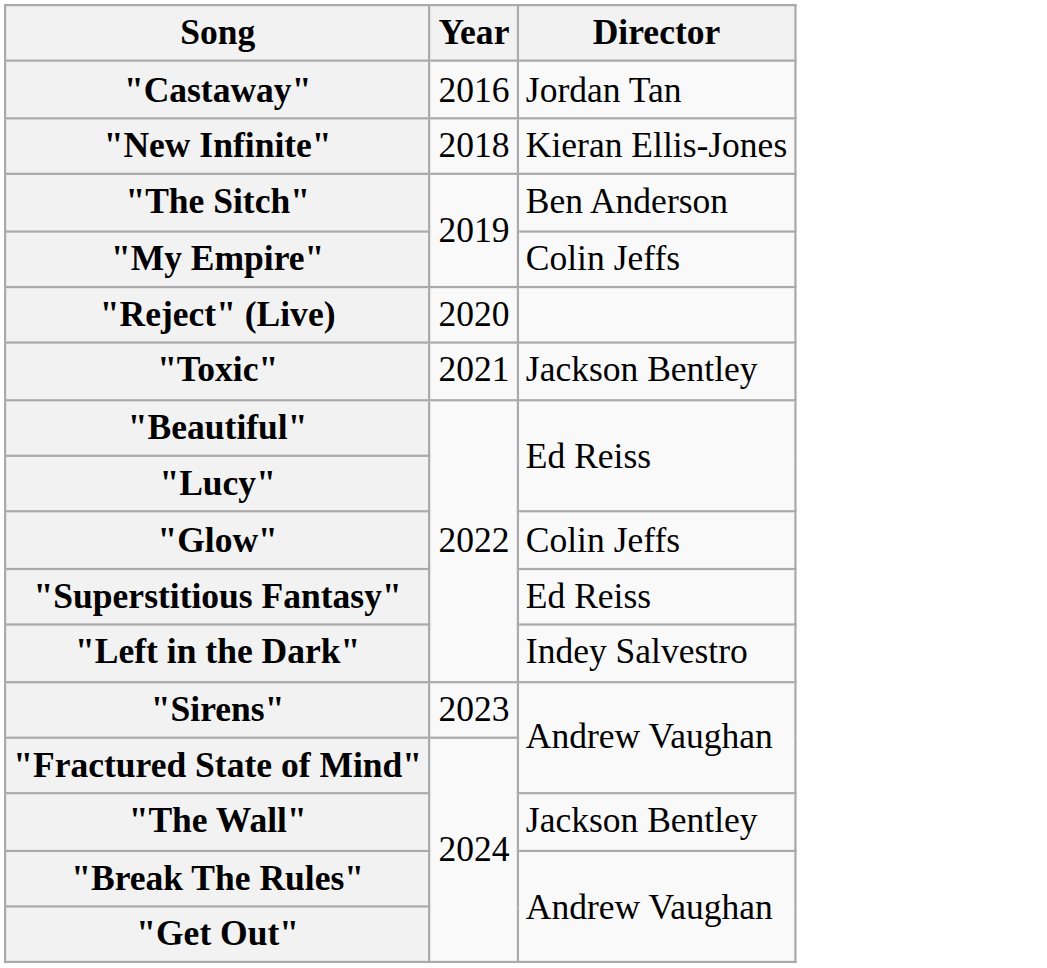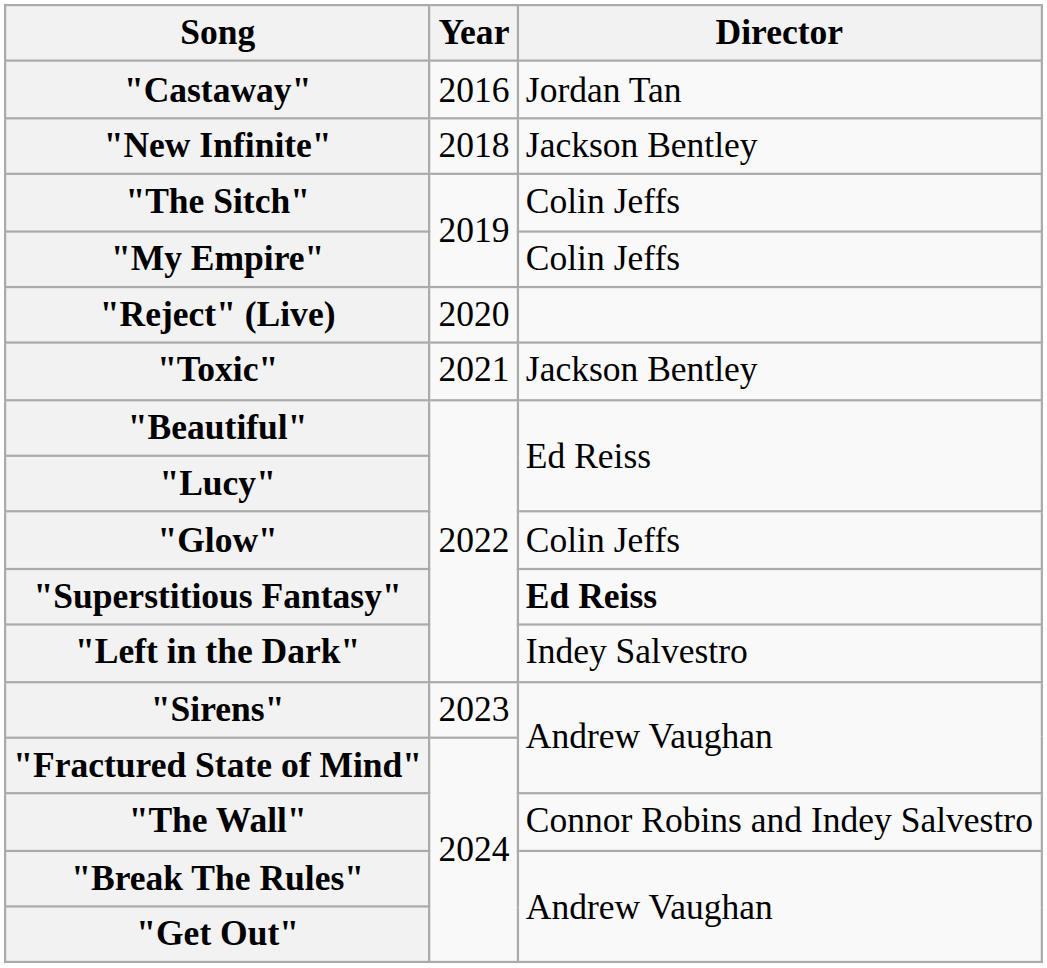(657, 145) Kieran Ellis-Jones -> (642, 145) Jackson Bentley
(627, 201) Ben Anderson -> (603, 201) Colin Jeffs
(588, 595) normal -> (591, 595) bold
(642, 821) Jackson Bentley -> (779, 821) Connor Robins and Indey Salvestro
